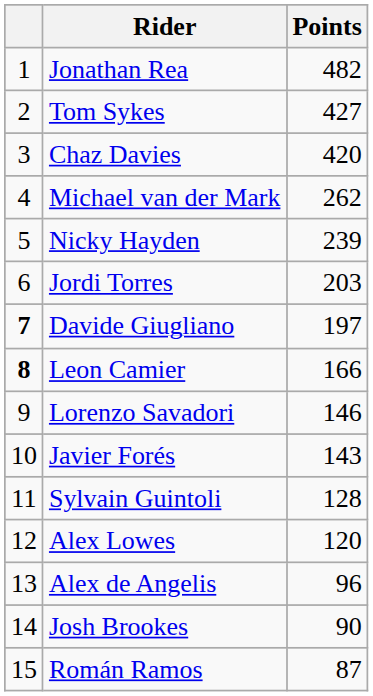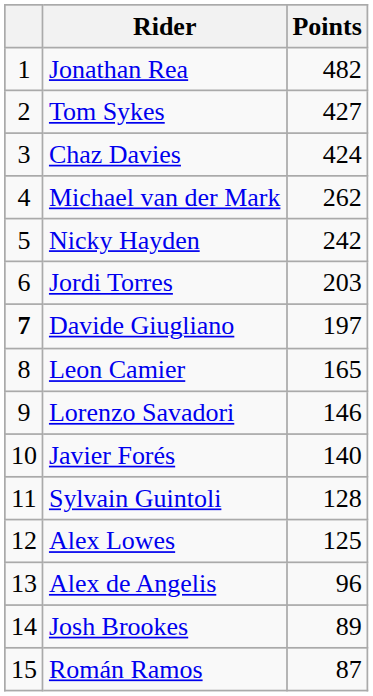(342, 154) 420 -> (342, 154) 424
(342, 240) 239 -> (342, 240) 242
(24, 368) bold -> (24, 368) normal
(342, 368) 166 -> (342, 368) 165
(342, 454) 143 -> (342, 454) 140
(342, 540) 120 -> (342, 540) 125
(349, 626) 90 -> (349, 626) 89
